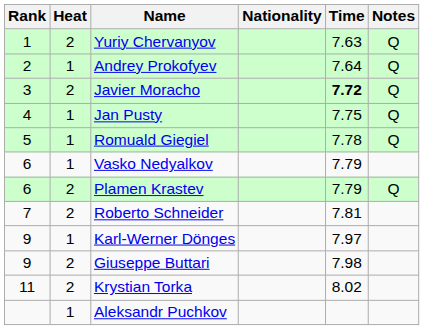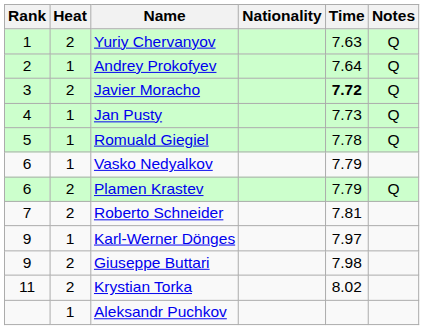(347, 115) 7.75 -> (347, 115) 7.73
